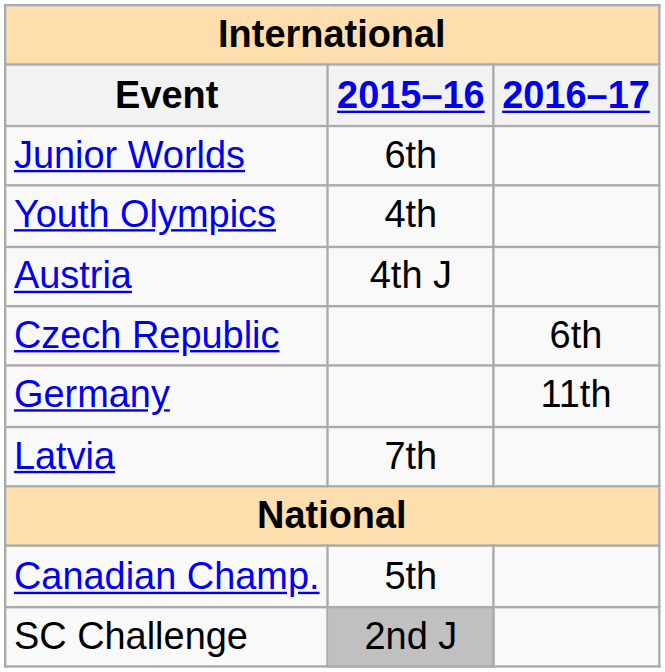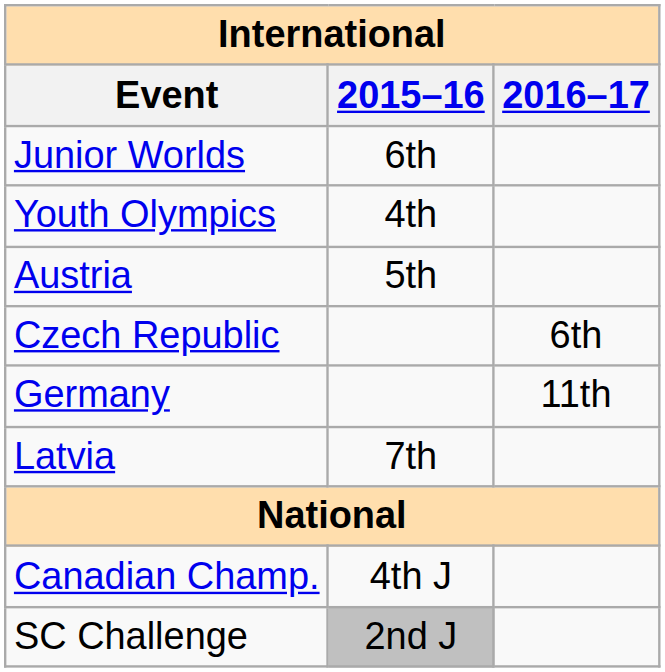(411, 275) 4th J -> (411, 275) 5th
(411, 575) 5th -> (411, 575) 4th J
